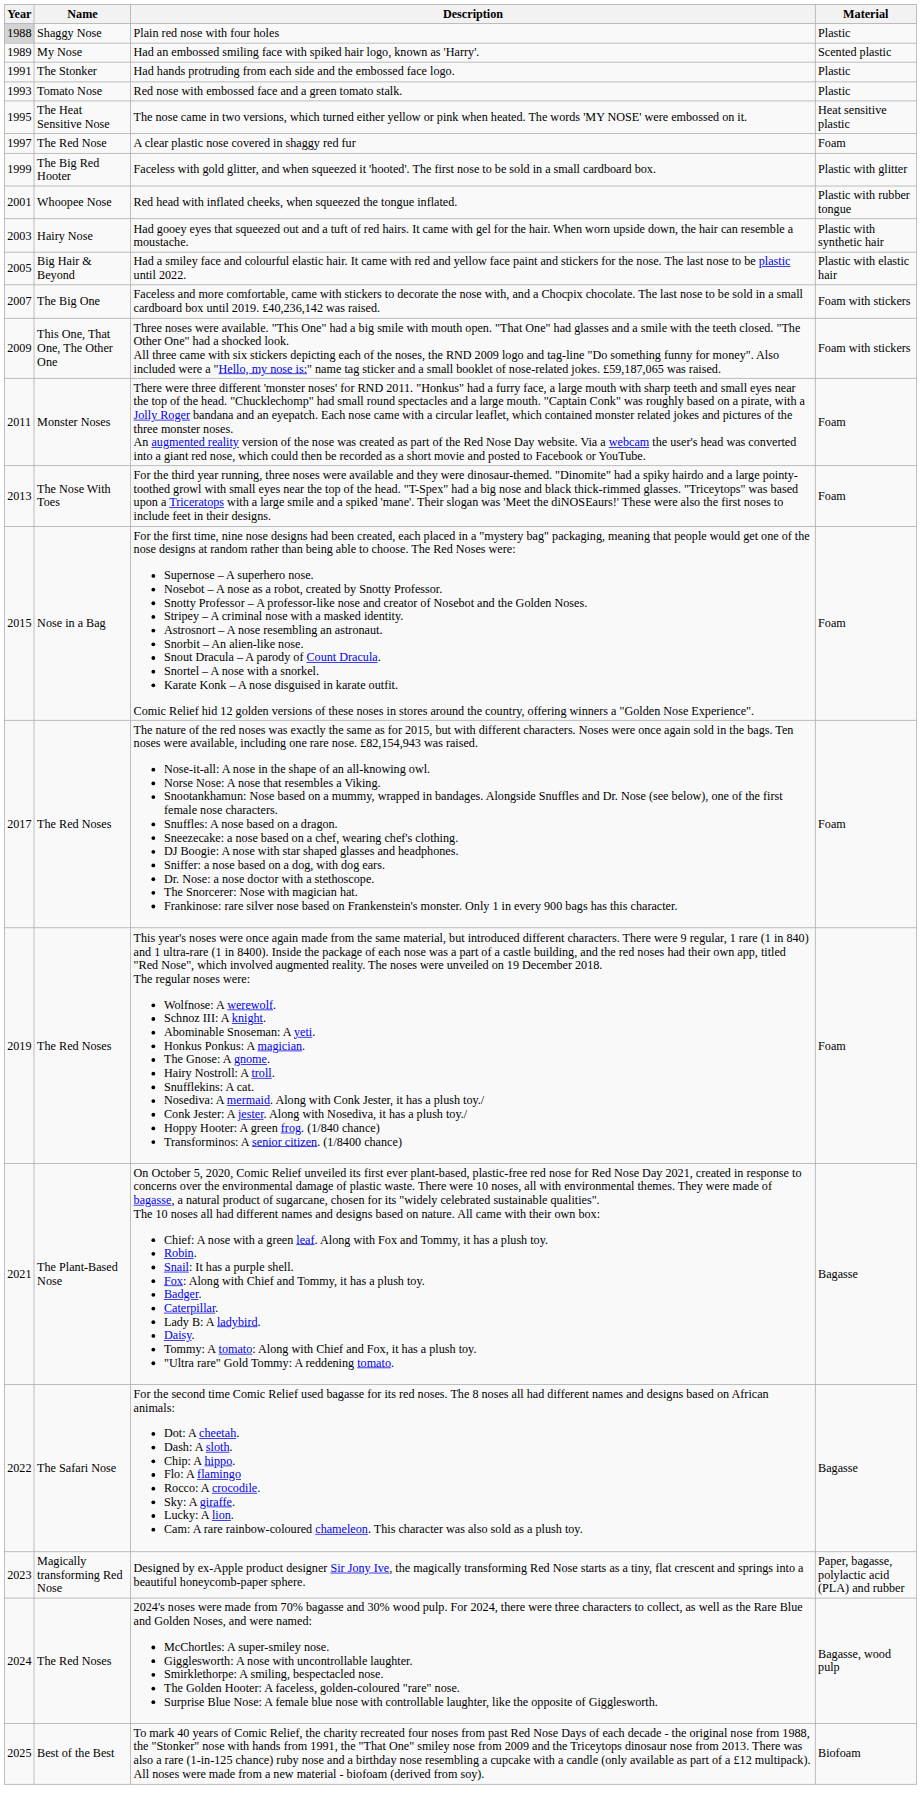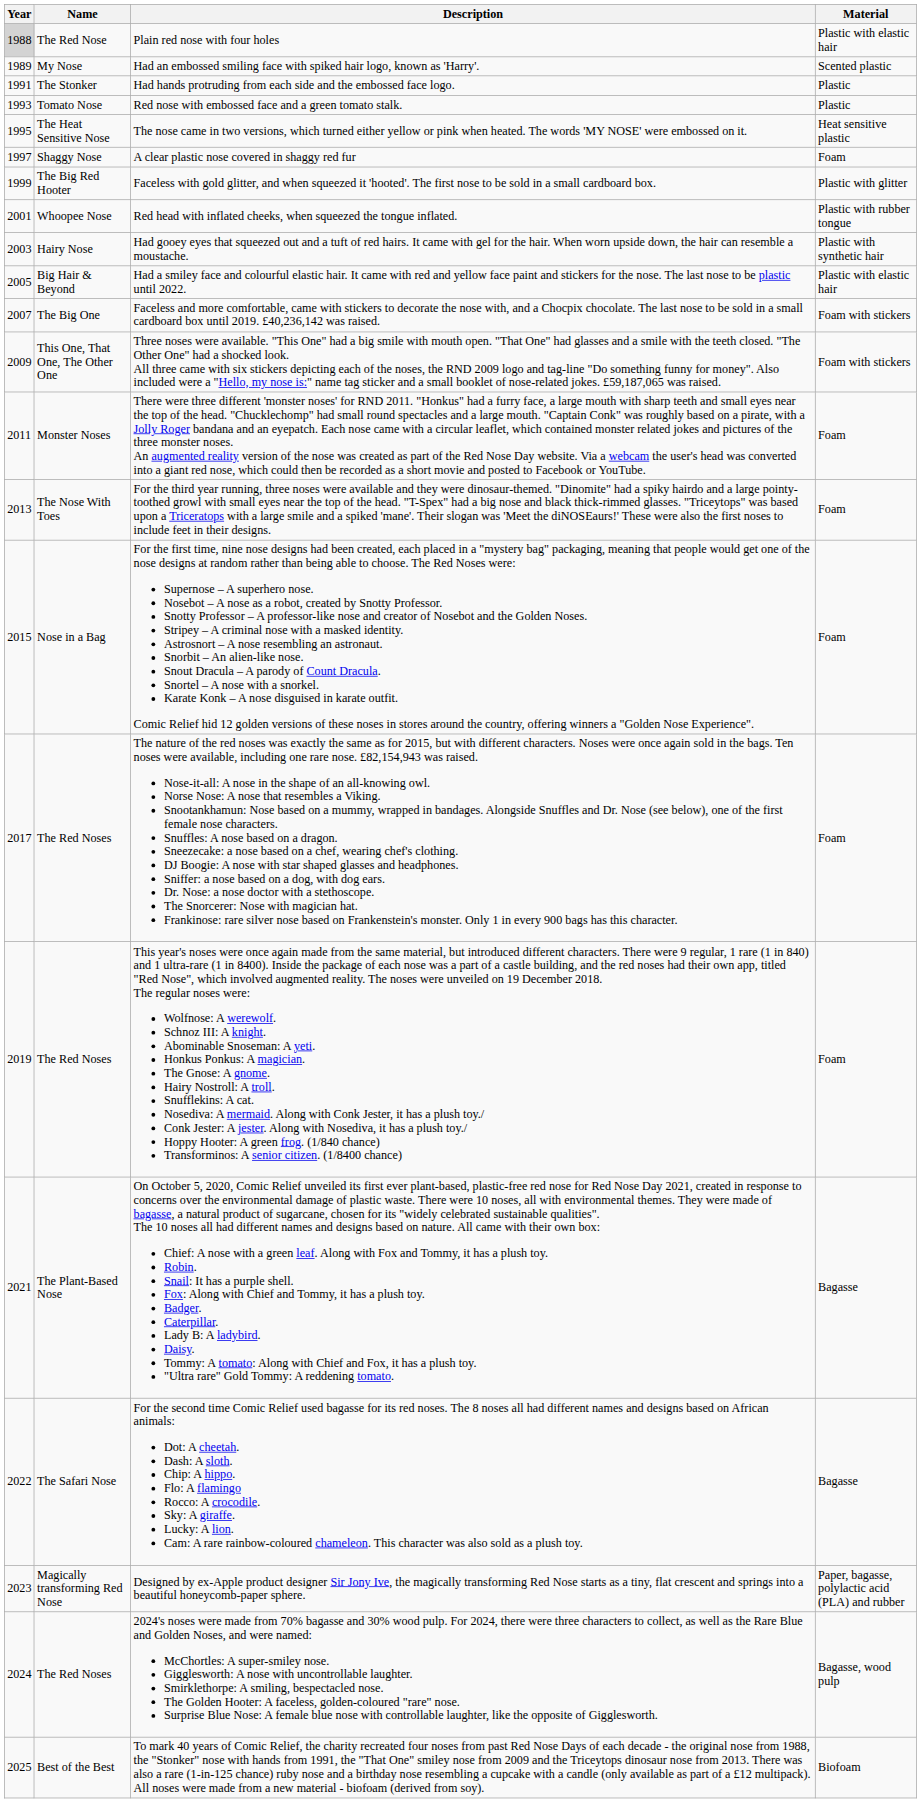(69, 33) Shaggy Nose -> (72, 40) The Red Nose
(834, 33) Plastic -> (864, 40) Plastic with elastic hair
(72, 143) The Red Nose -> (69, 157) Shaggy Nose
